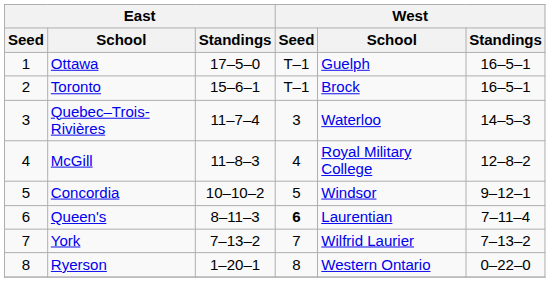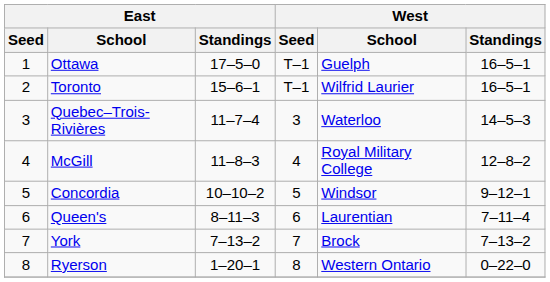(341, 87) Brock -> (368, 87) Wilfrid Laurier
(296, 217) bold -> (296, 217) normal
(368, 241) Wilfrid Laurier -> (341, 241) Brock
